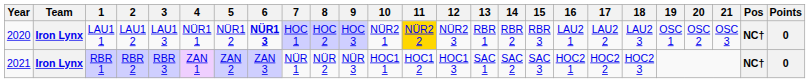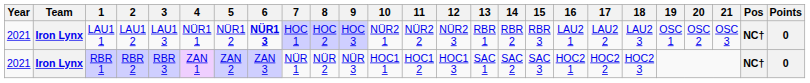(19, 35) 2020 -> (19, 35) 2021
(419, 35) gold background -> (419, 35) no background
